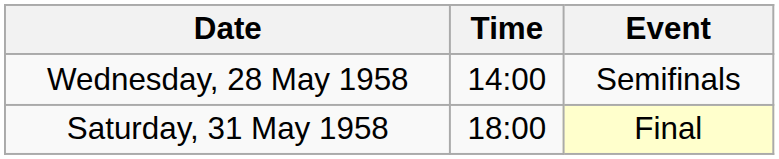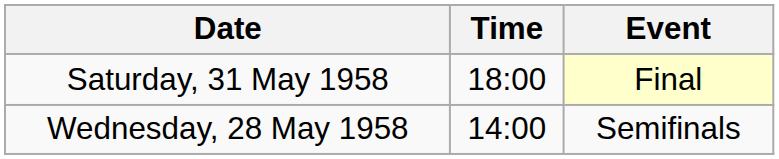rows swapped: (228, 79) <-> (228, 128)
